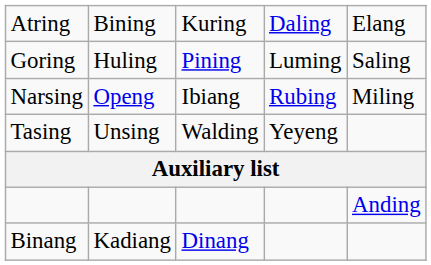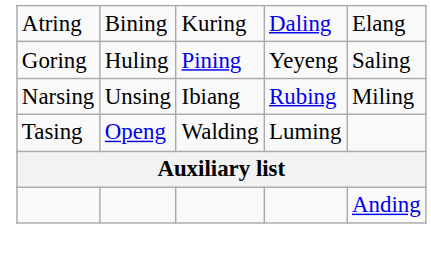(305, 59) Luming -> (303, 59) Yeyeng
(124, 96) Openg -> (138, 96) Unsing
(127, 132) Unsing -> (135, 132) Openg
(303, 132) Yeyeng -> (305, 132) Luming
- row: (44, 241)
